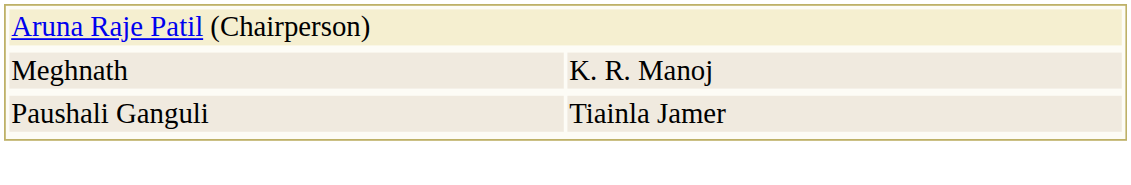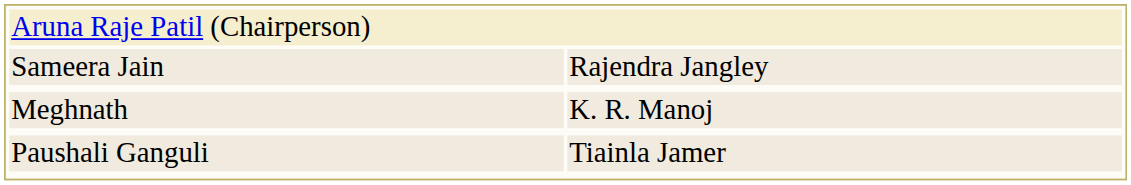+ row: (88, 66)
